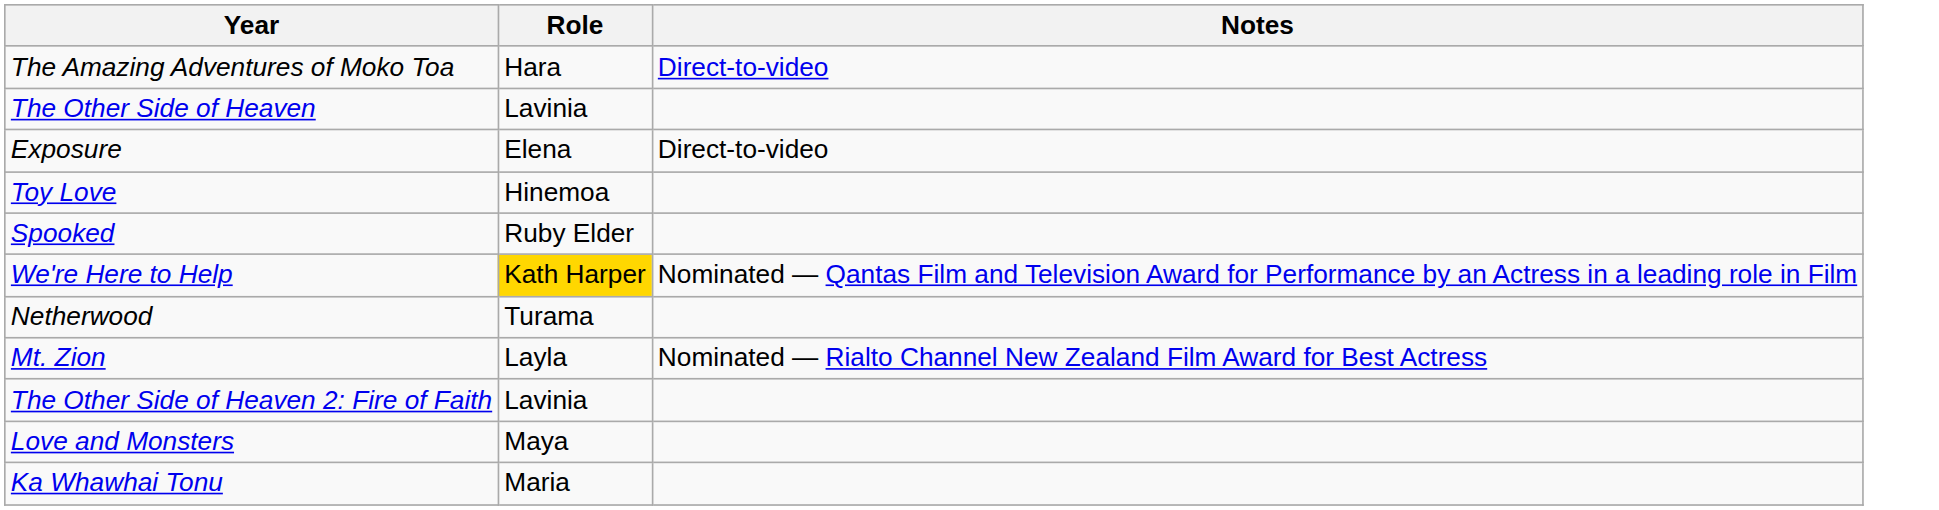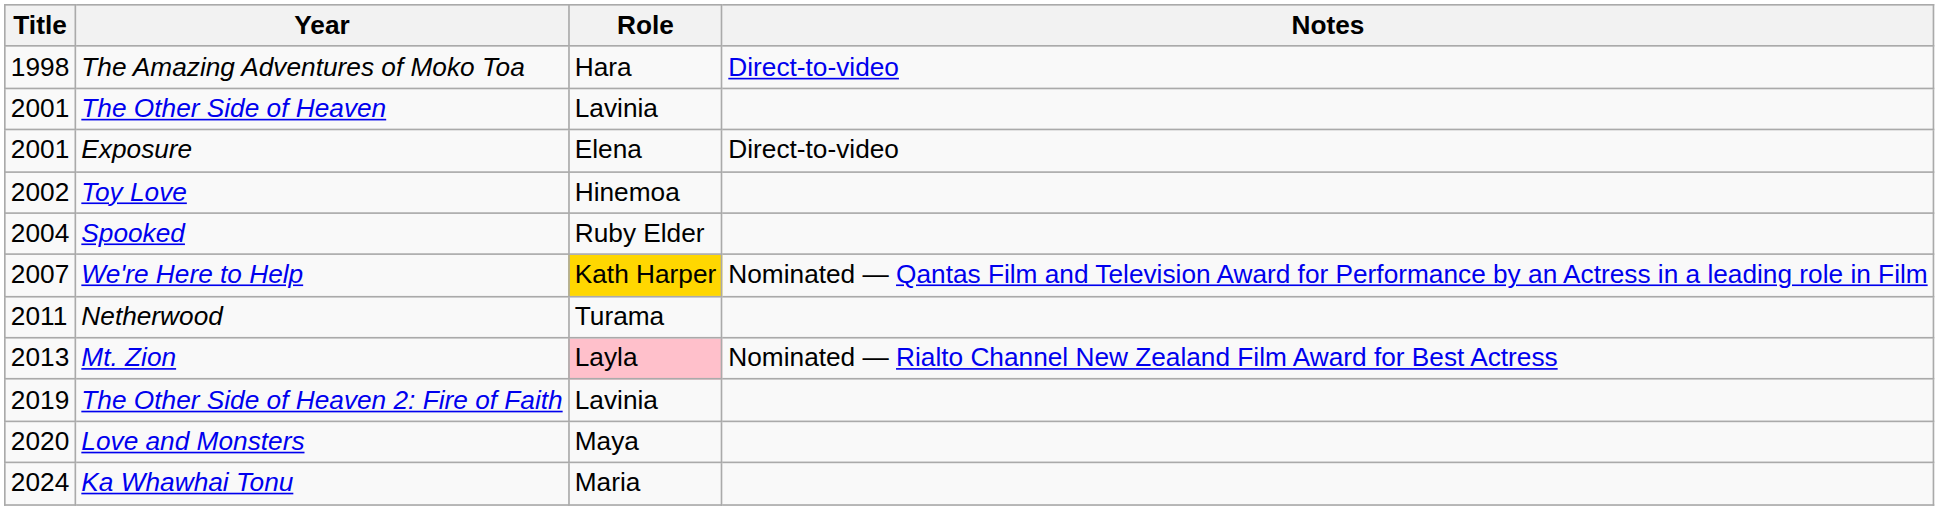+ column: (40, 25)
(536, 358) no background -> (606, 358) pink background
